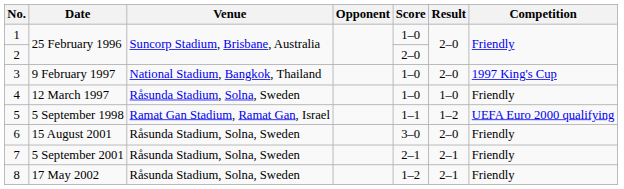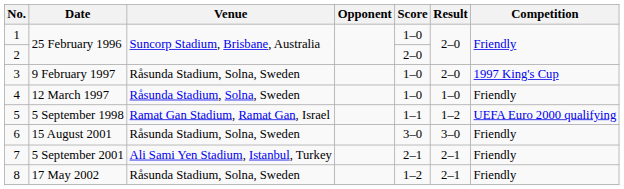(225, 74) National Stadium, Bangkok, Thailand -> (215, 74) Råsunda Stadium, Solna, Sweden
(449, 134) 2–0 -> (451, 134) 3–0
(215, 154) Råsunda Stadium, Solna, Sweden -> (231, 154) Ali Sami Yen Stadium, Istanbul, Turkey
